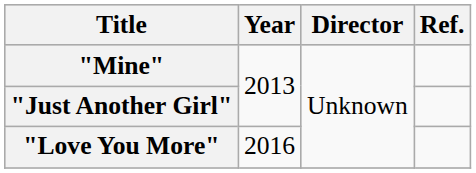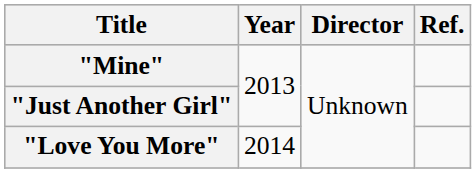(270, 146) 2016 -> (270, 146) 2014
